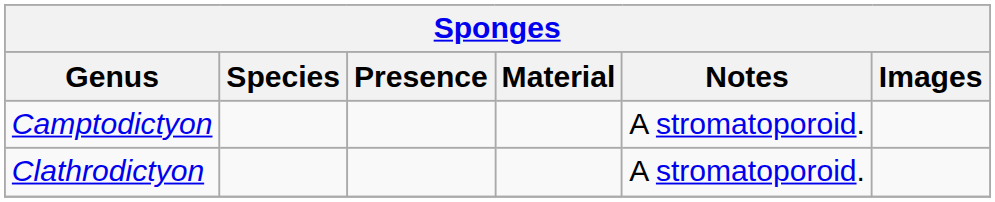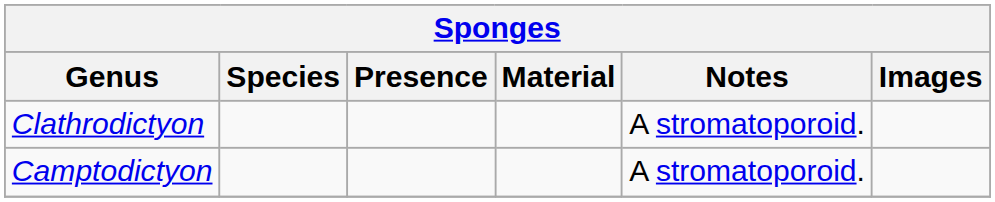rows swapped: (112, 123) <-> (108, 171)
